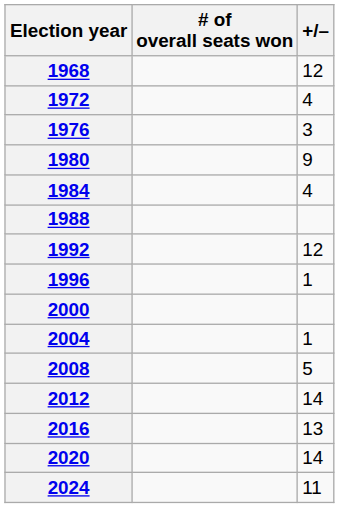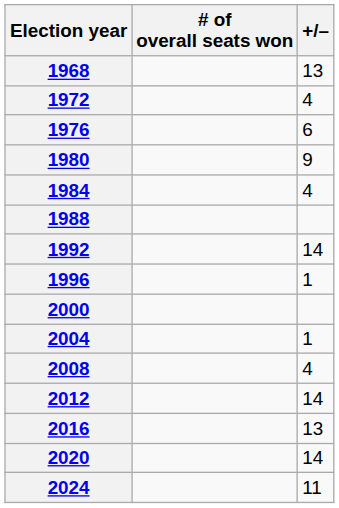(313, 70) 12 -> (313, 70) 13
(307, 130) 3 -> (307, 130) 6
(313, 249) 12 -> (313, 249) 14
(307, 368) 5 -> (307, 368) 4
